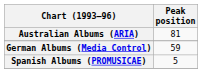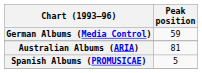rows swapped: (79, 34) <-> (79, 48)
